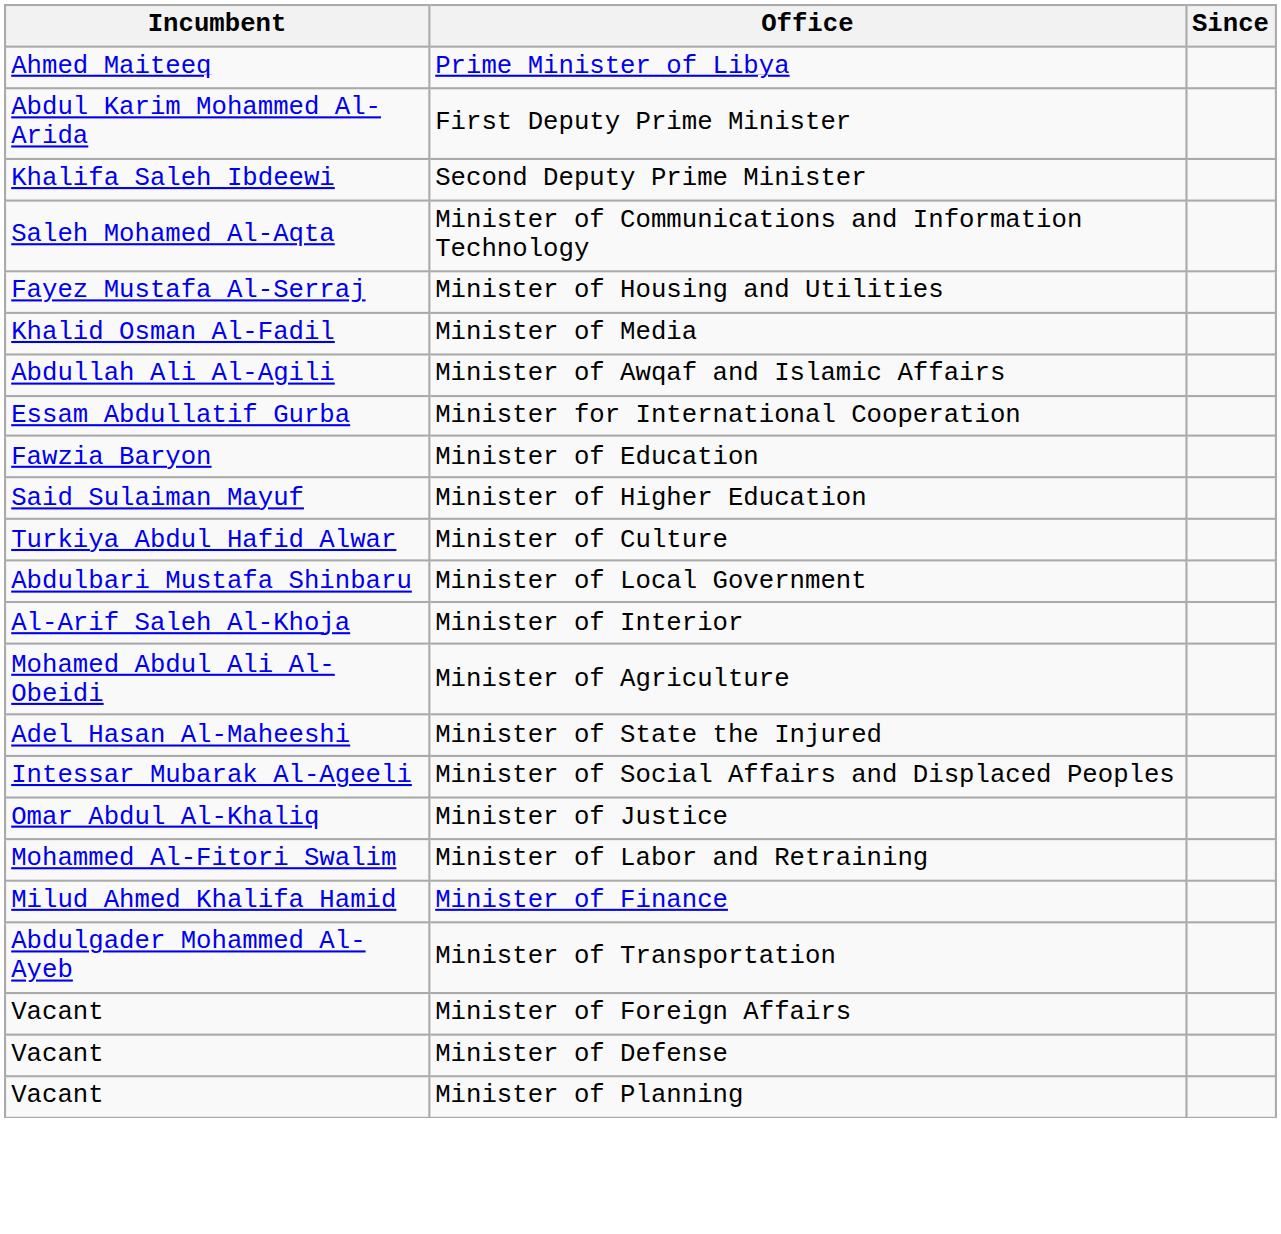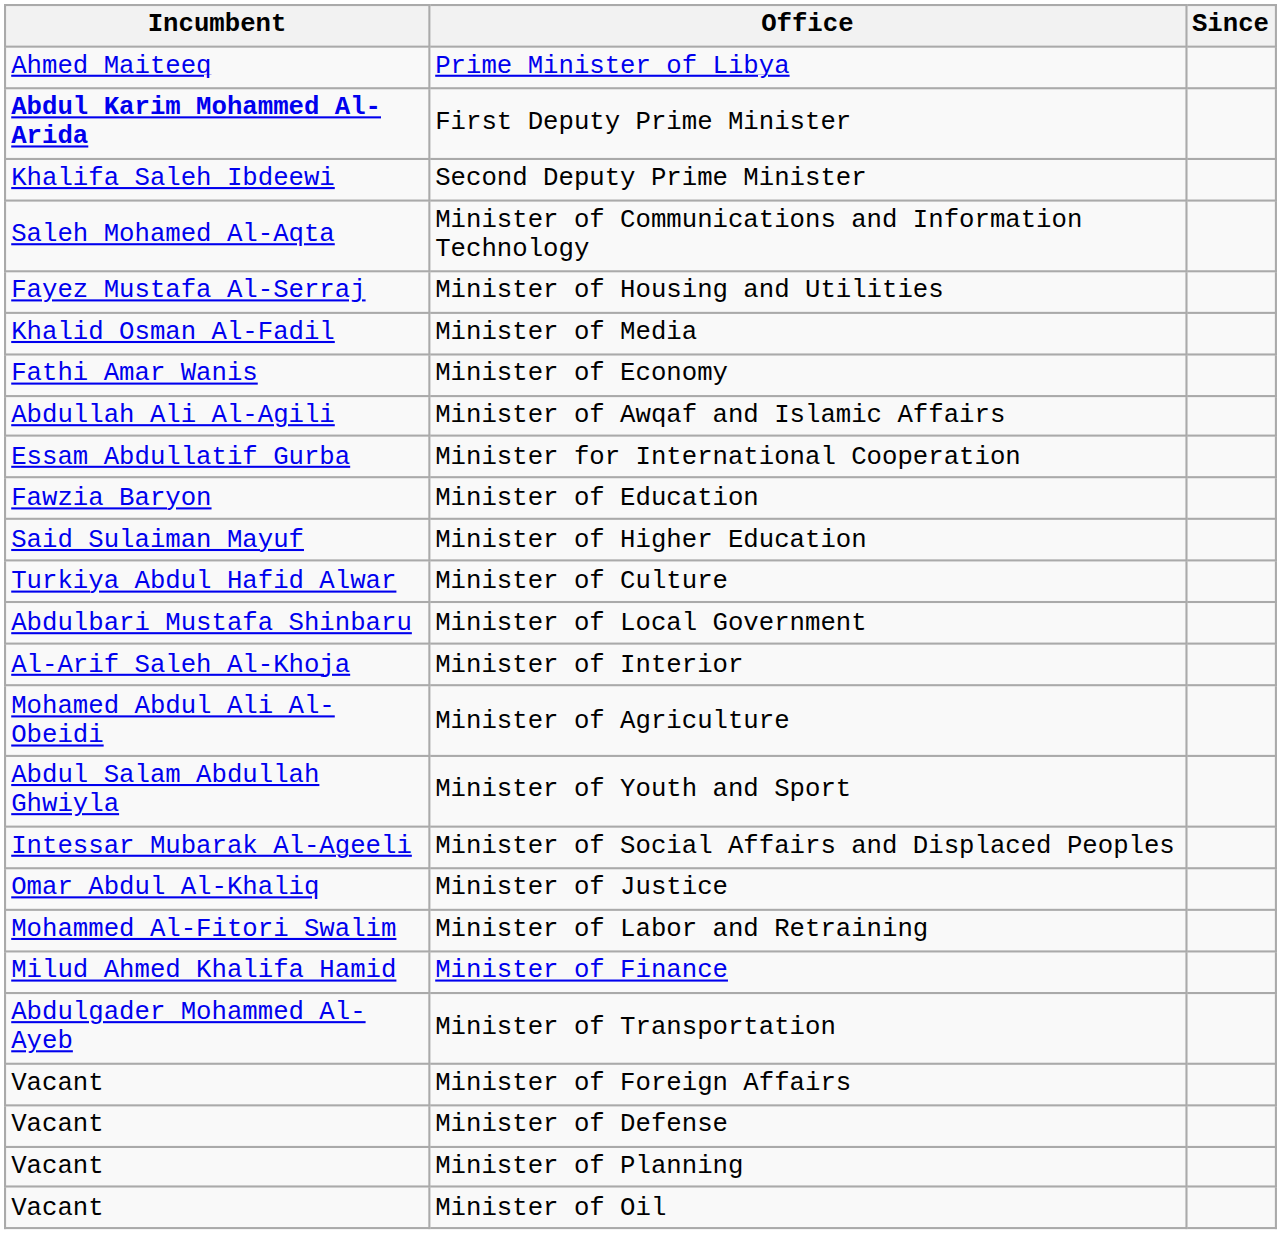(196, 124) normal -> (196, 124) bold
+ row: (582, 375)
+ row: (643, 792)
- row: (659, 736)
+ row: (551, 1208)
